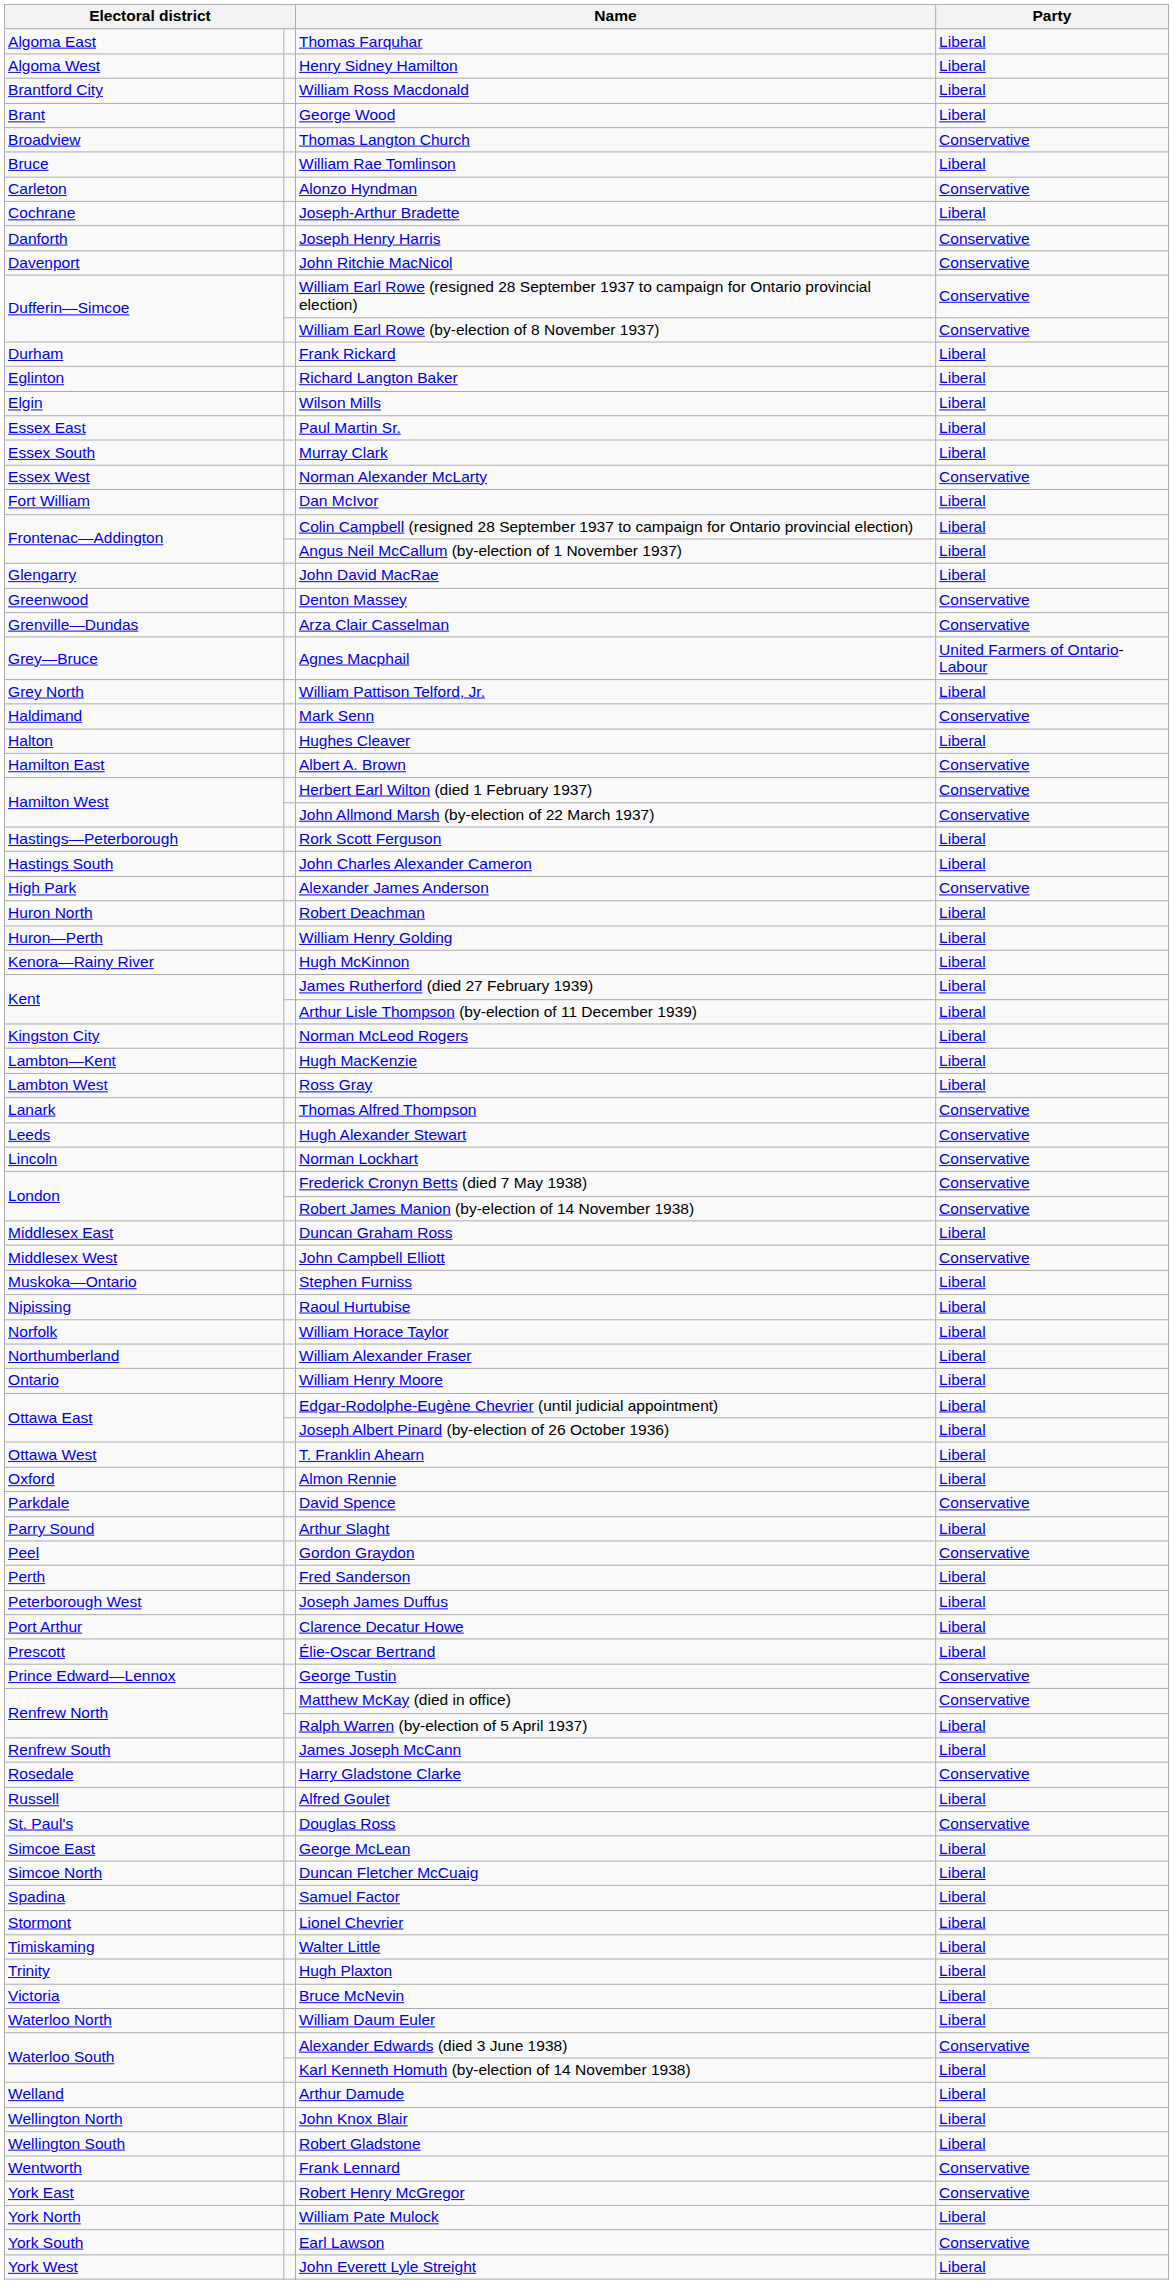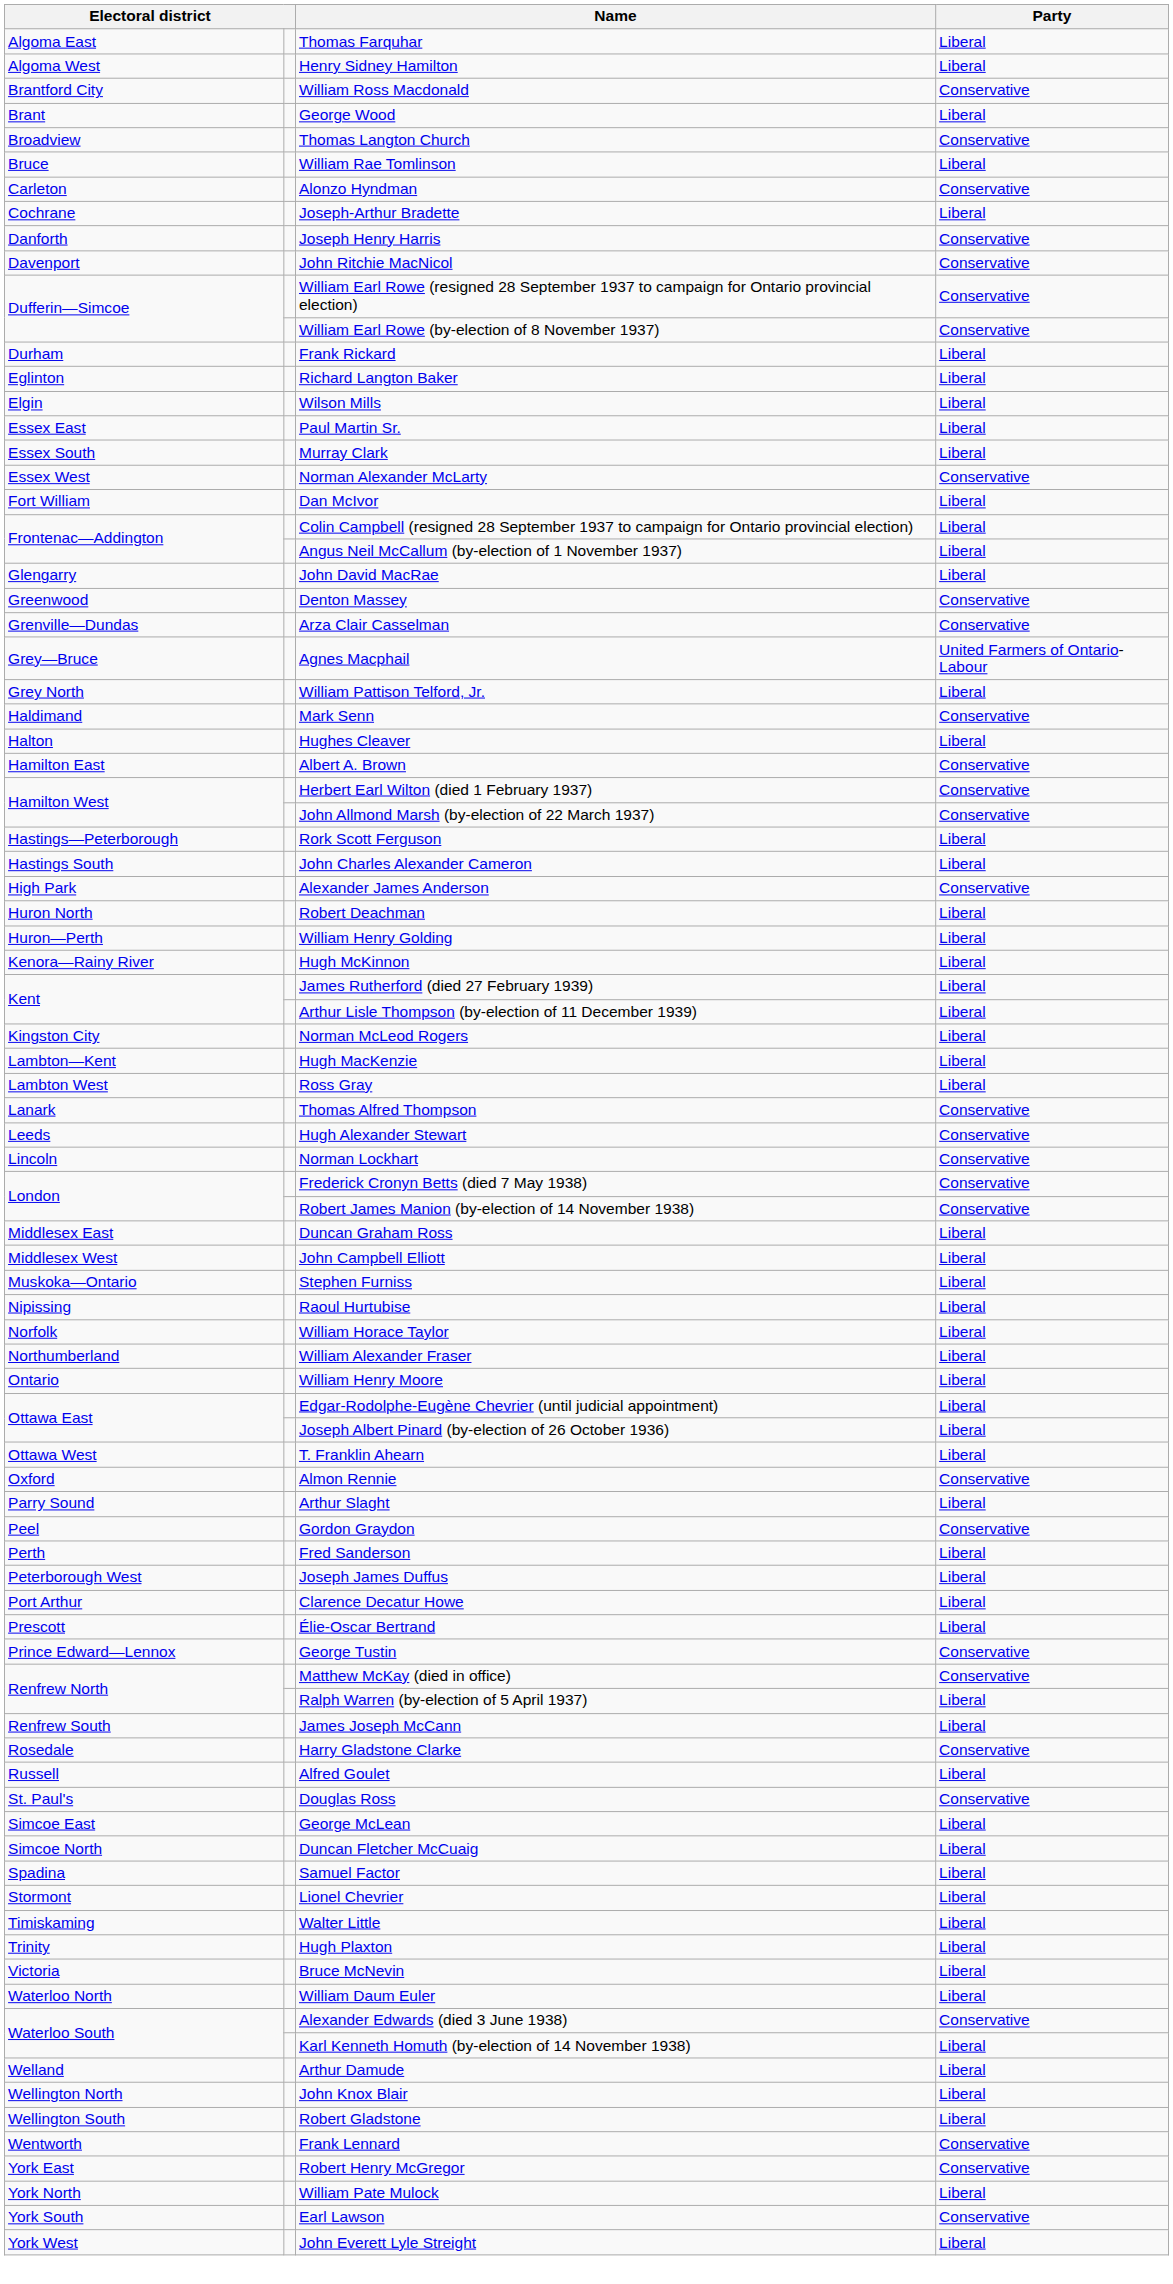(962, 90) Liberal -> (984, 90) Conservative
(984, 1257) Conservative -> (962, 1257) Liberal
(962, 1479) Liberal -> (984, 1479) Conservative
- row: (347, 1503)
